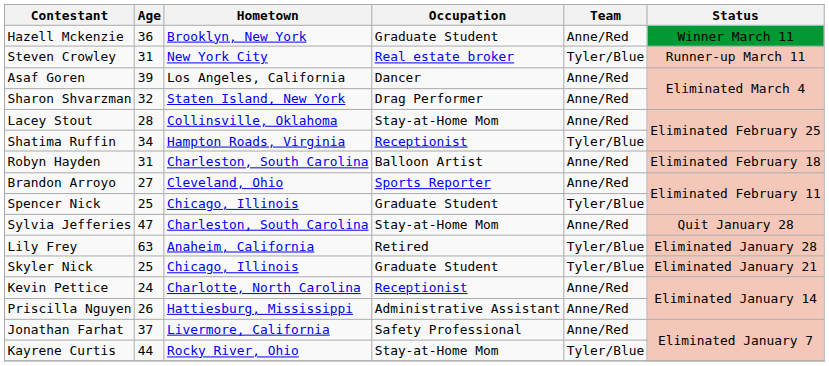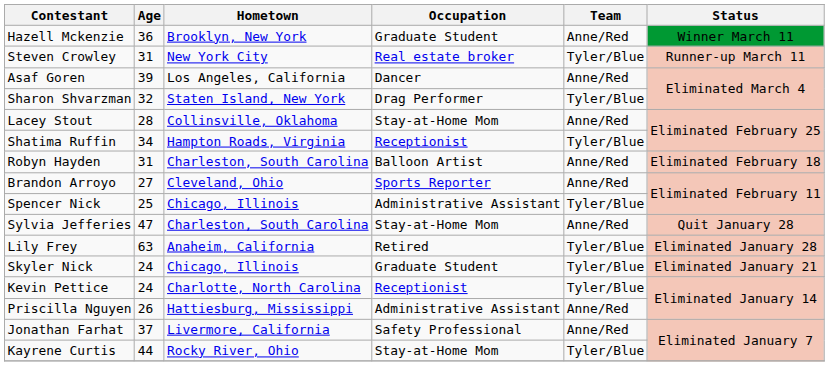(598, 99) Anne/Red -> (605, 99) Tyler/Blue
(437, 204) Graduate Student -> (468, 204) Administrative Assistant
(145, 267) 25 -> (145, 267) 24
(598, 288) Anne/Red -> (605, 288) Tyler/Blue
